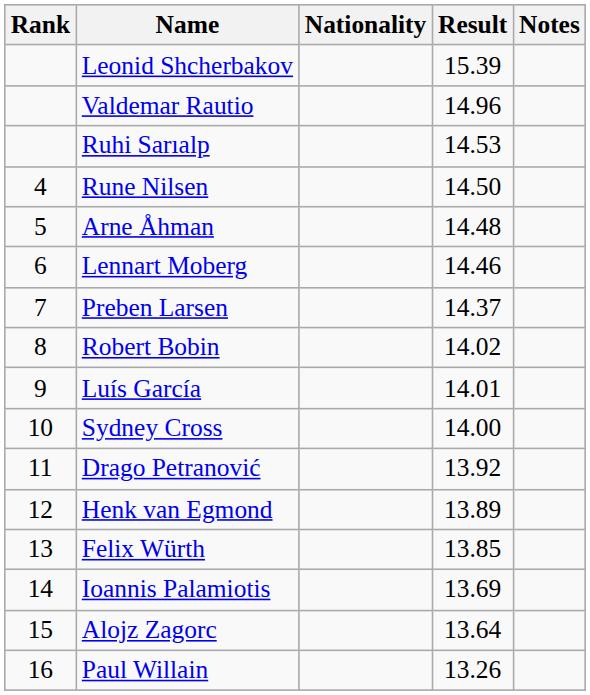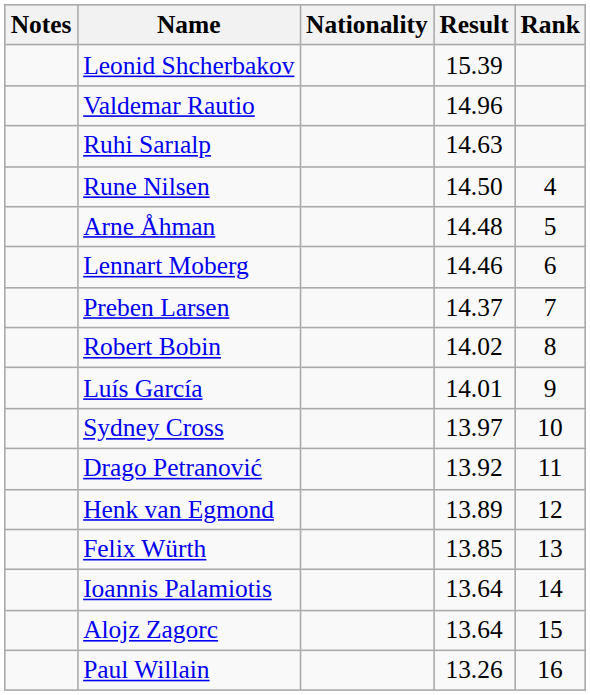columns swapped: (40, 24) <-> (549, 24)
(473, 145) 14.53 -> (474, 145) 14.63
(473, 428) 14.00 -> (474, 428) 13.97
(473, 589) 13.69 -> (474, 589) 13.64
